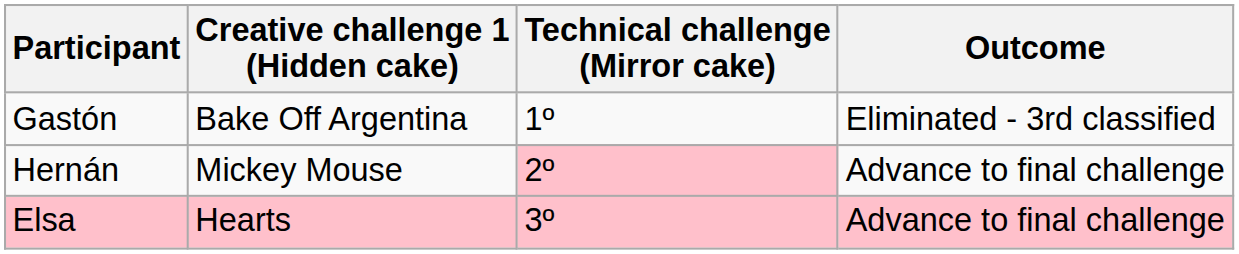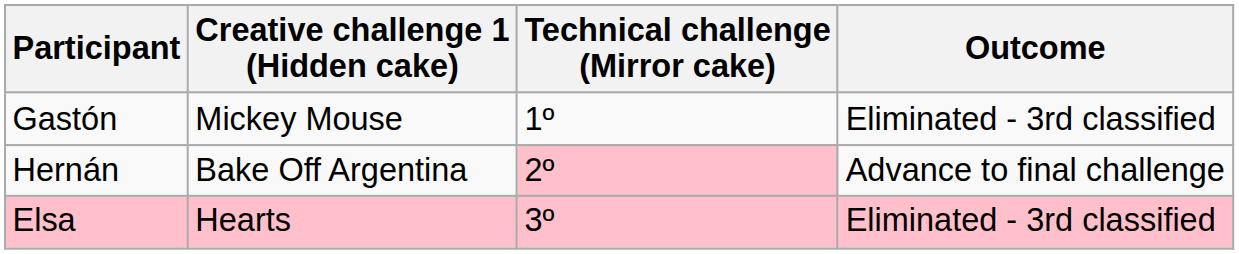(331, 118) Bake Off Argentina -> (299, 118) Mickey Mouse
(299, 169) Mickey Mouse -> (331, 169) Bake Off Argentina
(1035, 221) Advance to final challenge -> (1031, 221) Eliminated - 3rd classified
